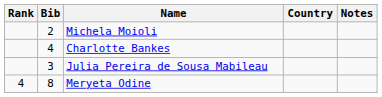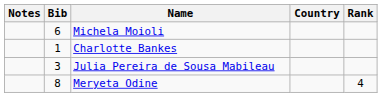columns swapped: (21, 13) <-> (357, 13)
(51, 31) 2 -> (58, 31) 6
(51, 48) 4 -> (58, 48) 1
